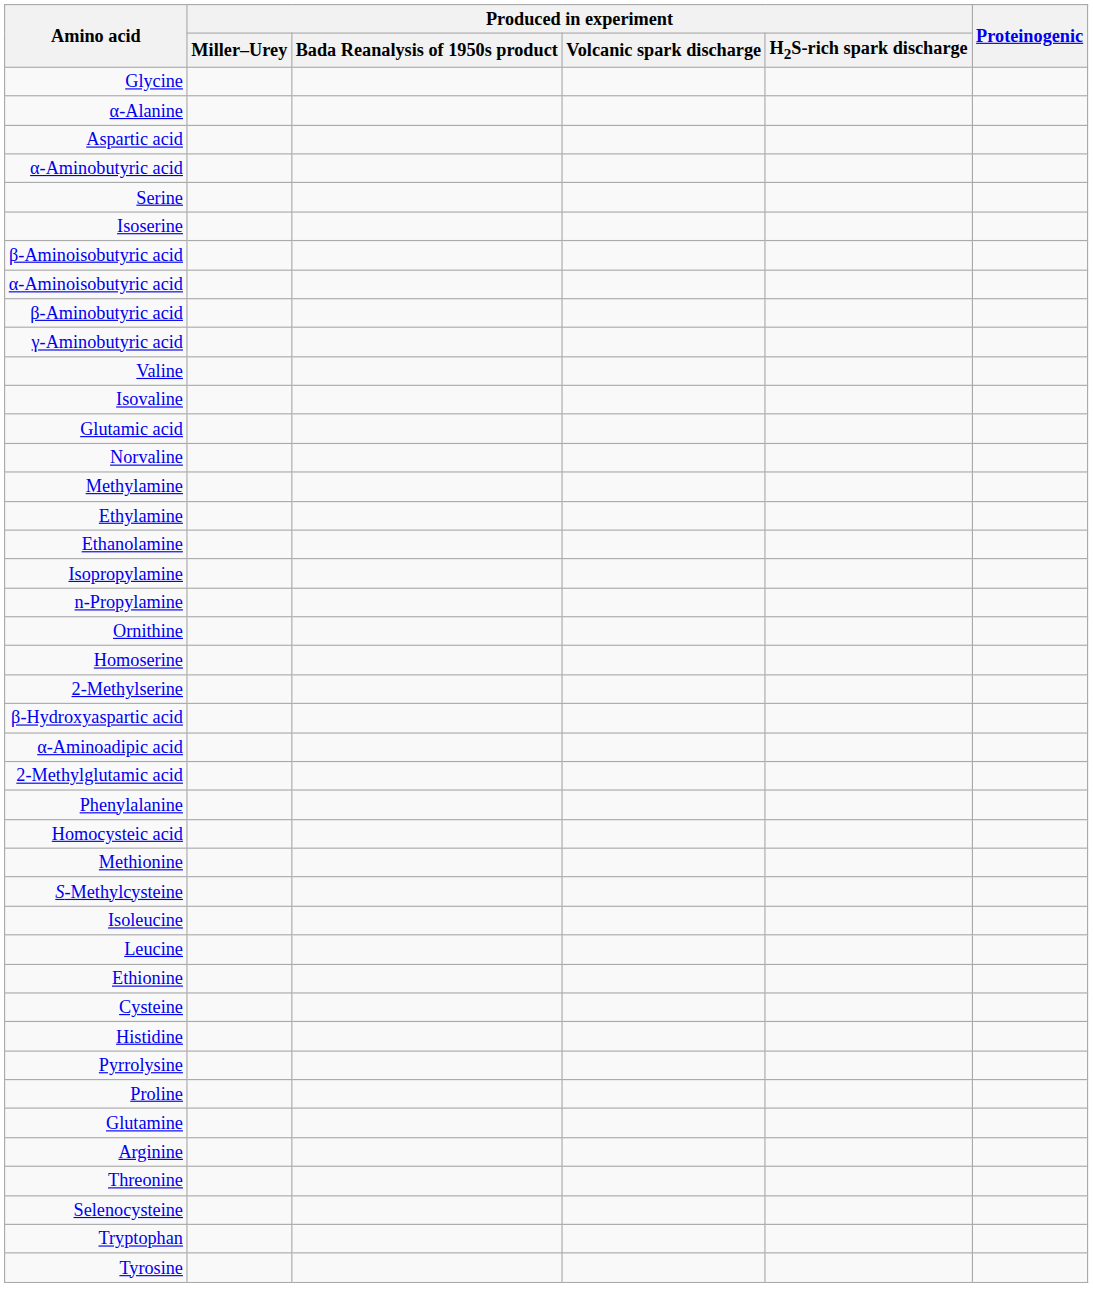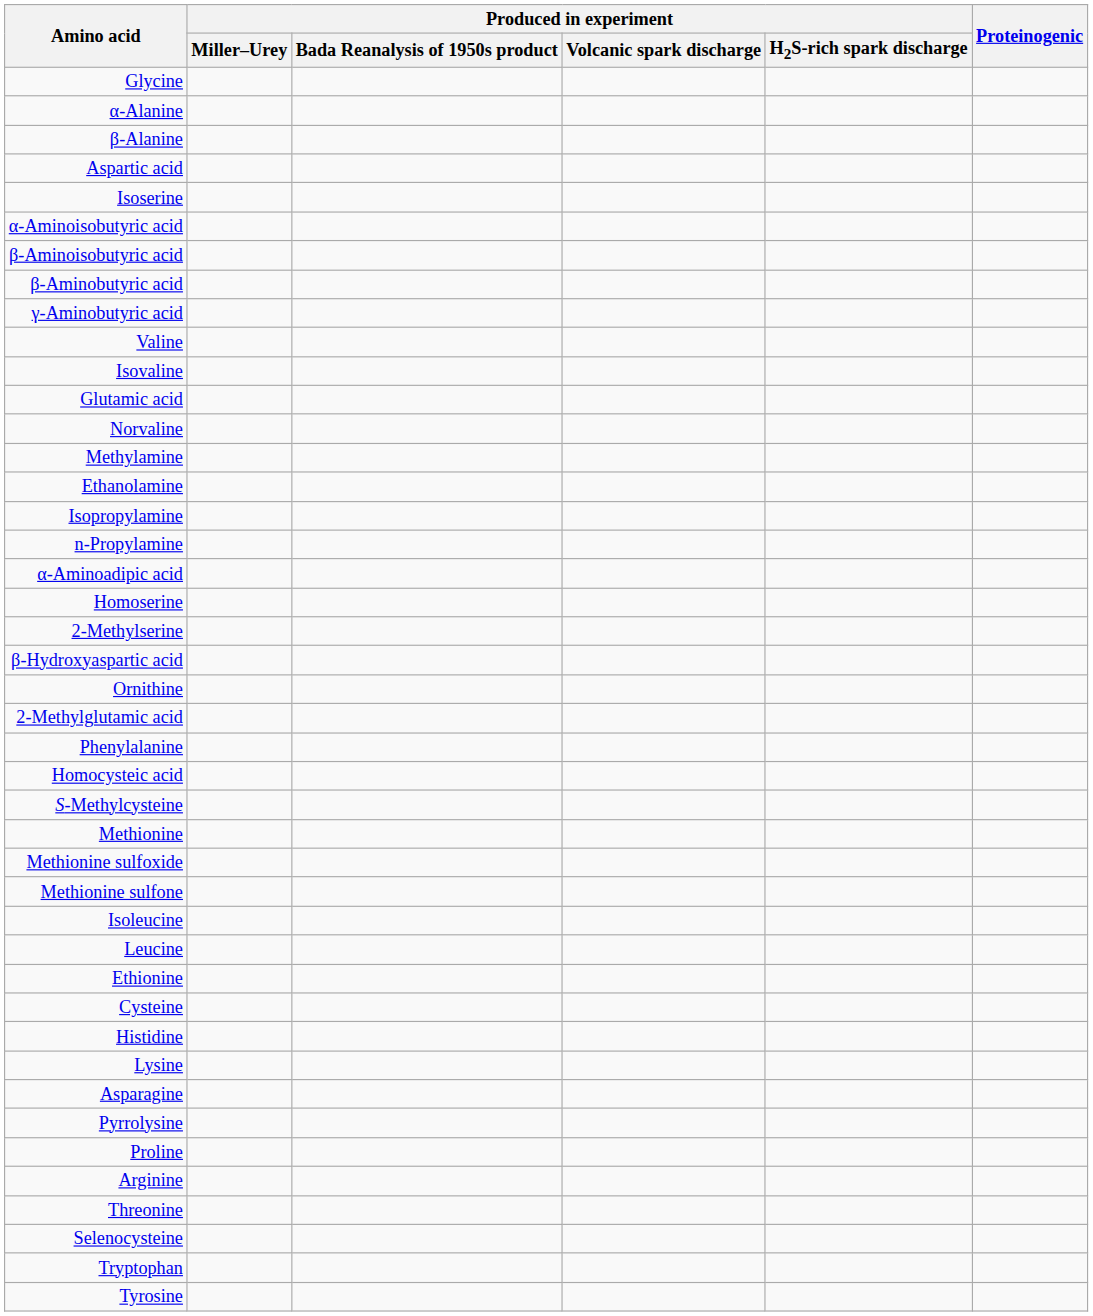+ row: (146, 139)
- row: (107, 168)
- row: (160, 197)
rows swapped: (96, 284) <-> (96, 255)
- row: (141, 515)
rows swapped: (110, 746) <-> (148, 631)
rows swapped: (119, 891) <-> (141, 862)
+ row: (105, 862)
+ row: (112, 891)
+ row: (159, 1065)
+ row: (141, 1094)
- row: (144, 1122)
